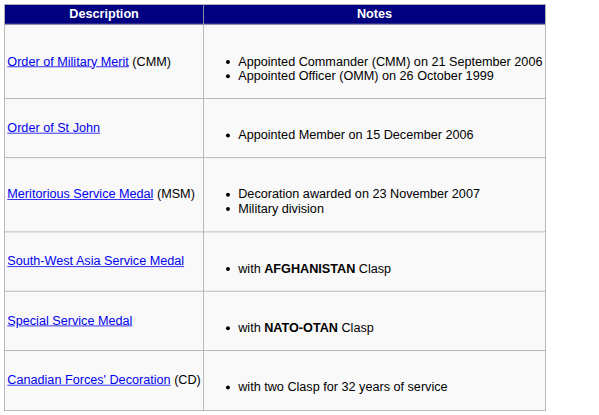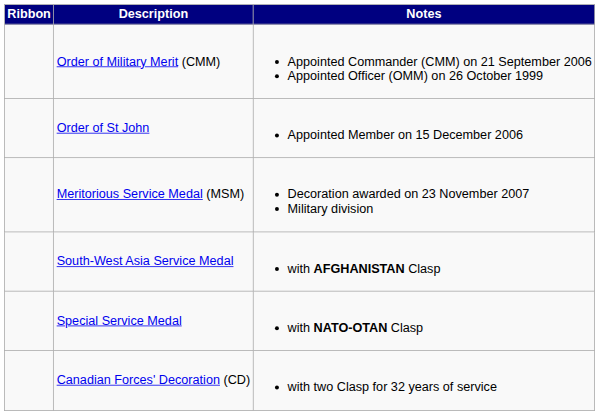+ column: (29, 14)
